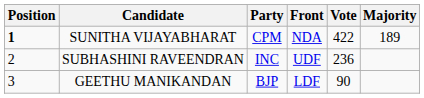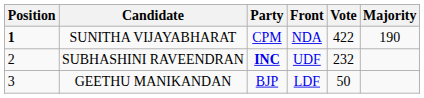(390, 37) 189 -> (390, 37) 190
(267, 59) normal -> (267, 59) bold
(343, 59) 236 -> (343, 59) 232
(343, 81) 90 -> (343, 81) 50
